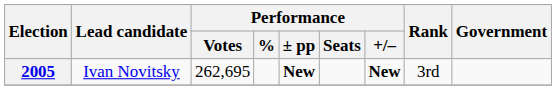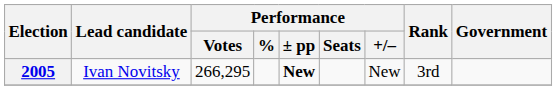(223, 71) 262,695 -> (223, 71) 266,295
(385, 71) bold -> (385, 71) normal
